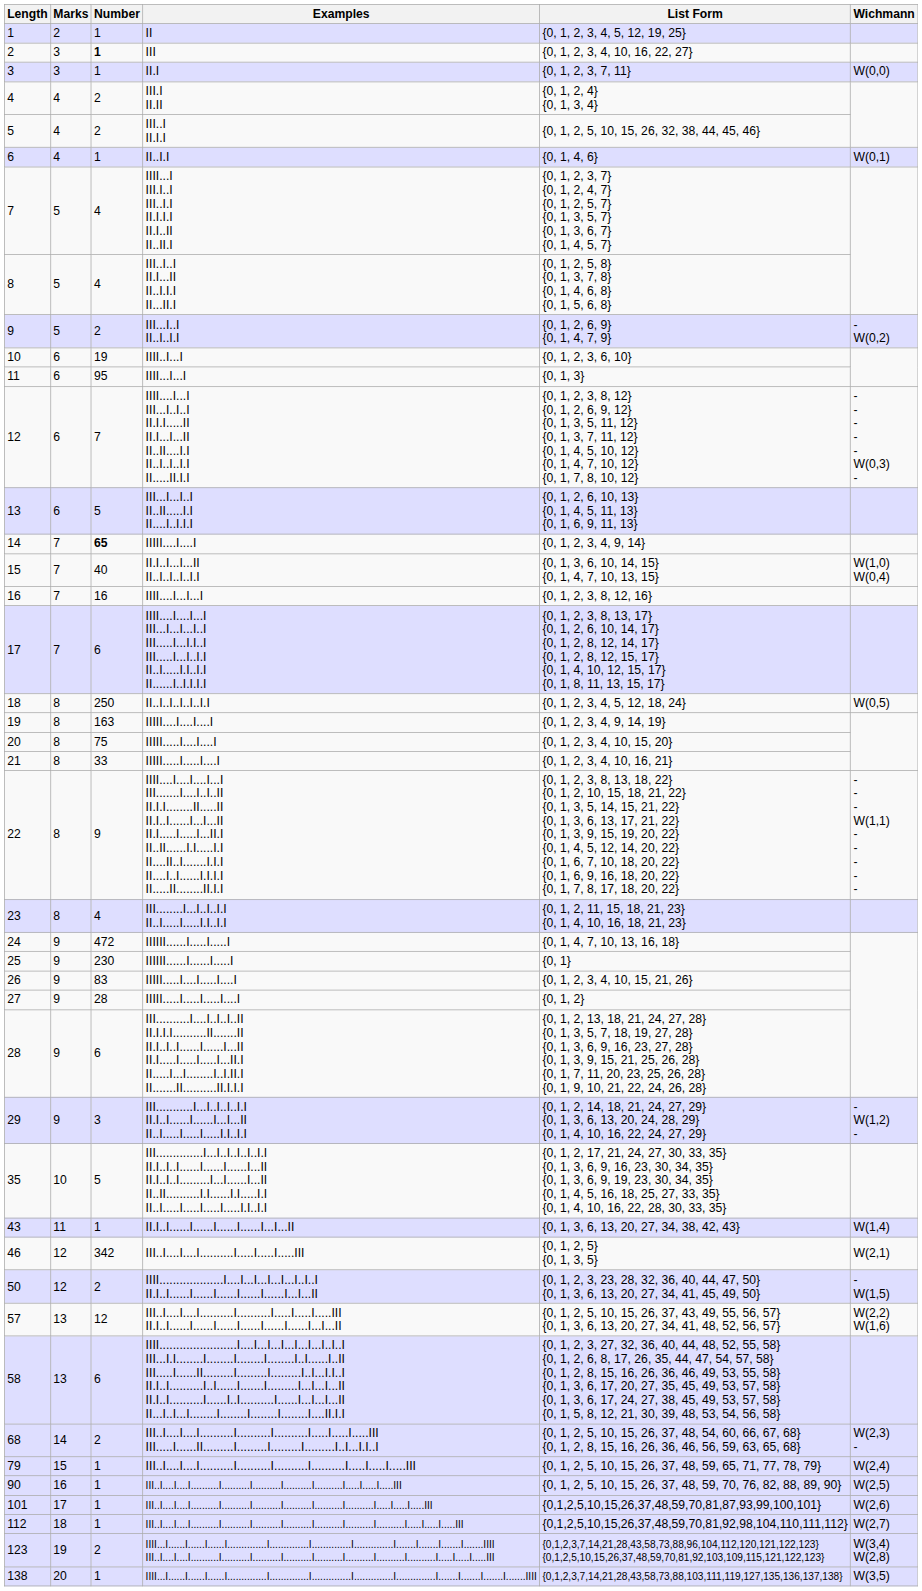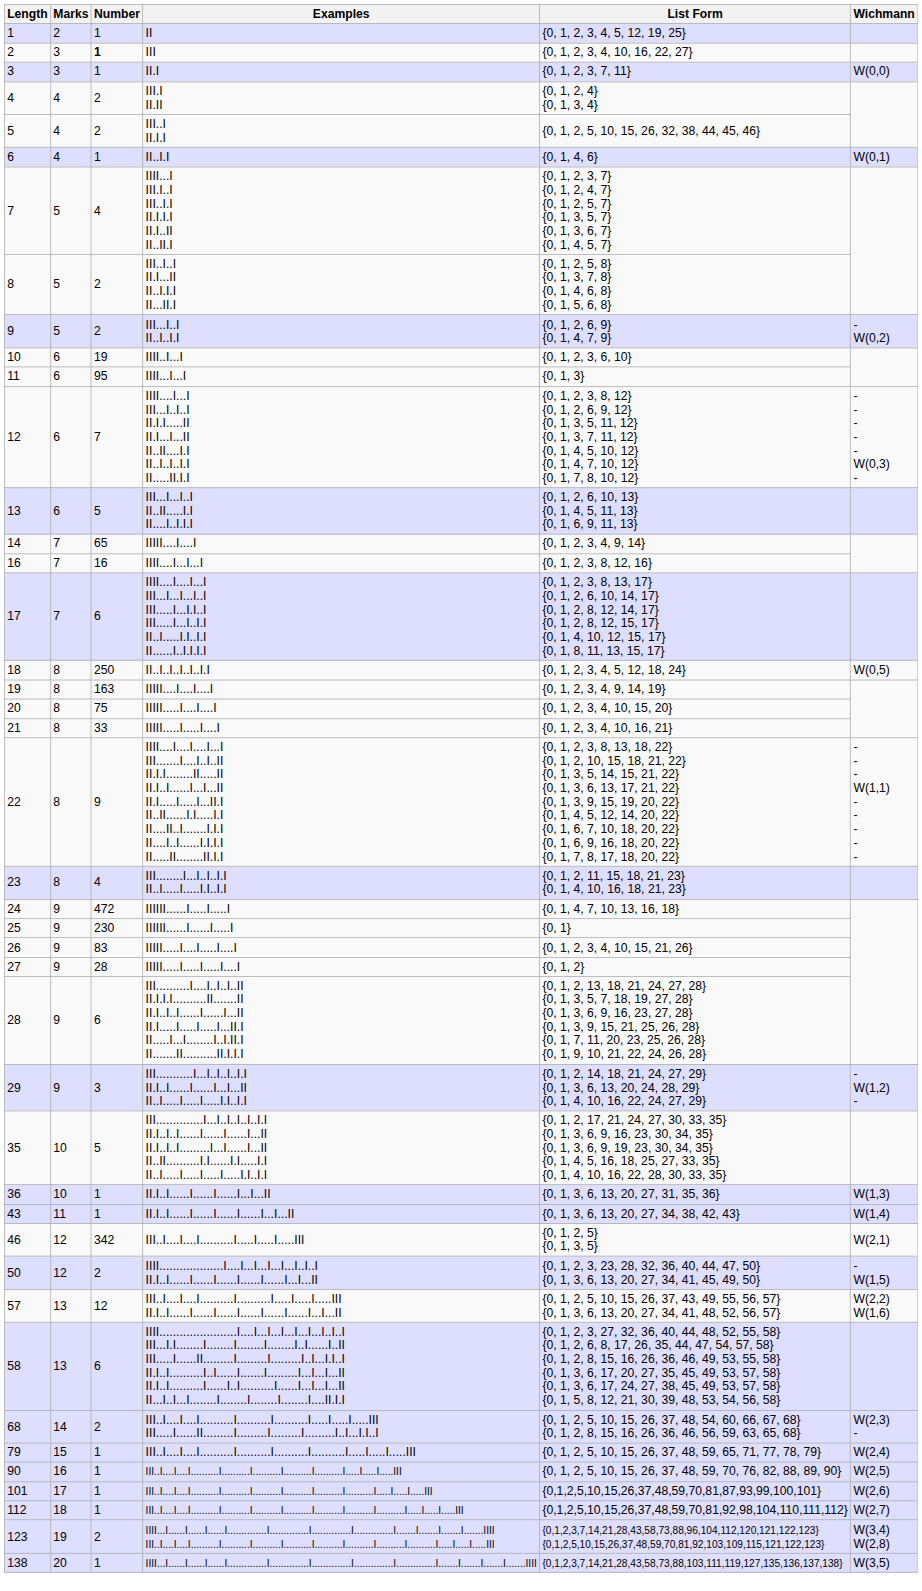(97, 284) 4 -> (97, 284) 2
(101, 544) bold -> (101, 544) normal
- row: (173, 570)
+ row: (208, 1194)
